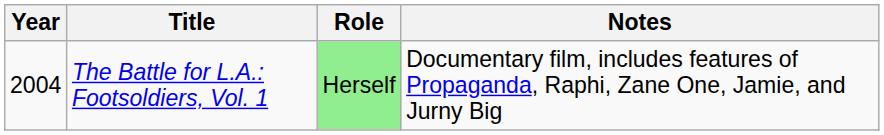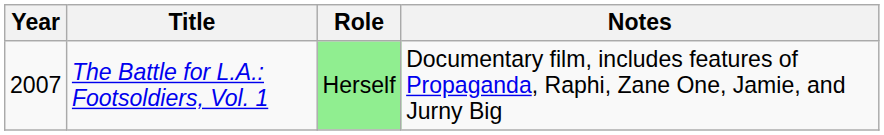(36, 85) 2004 -> (36, 85) 2007
